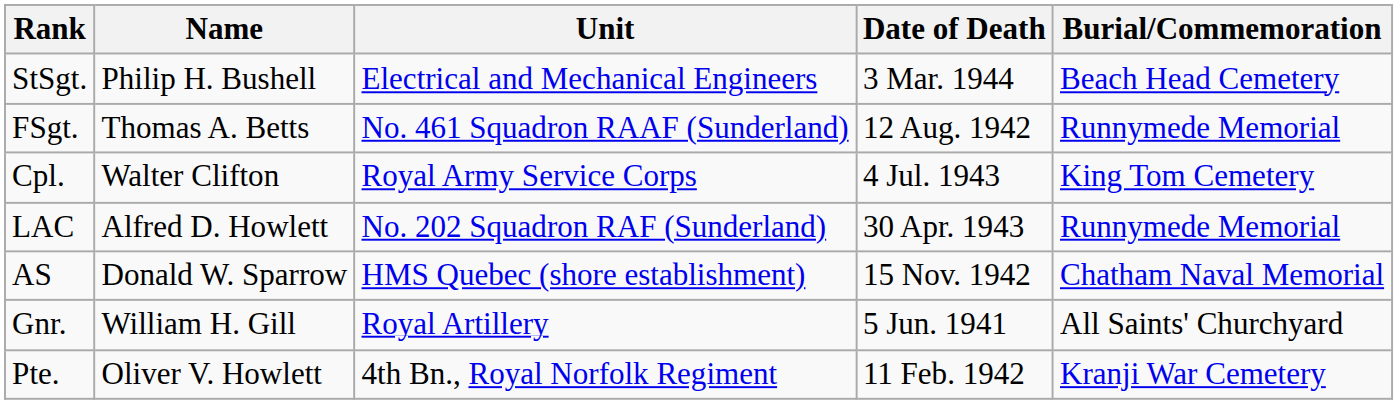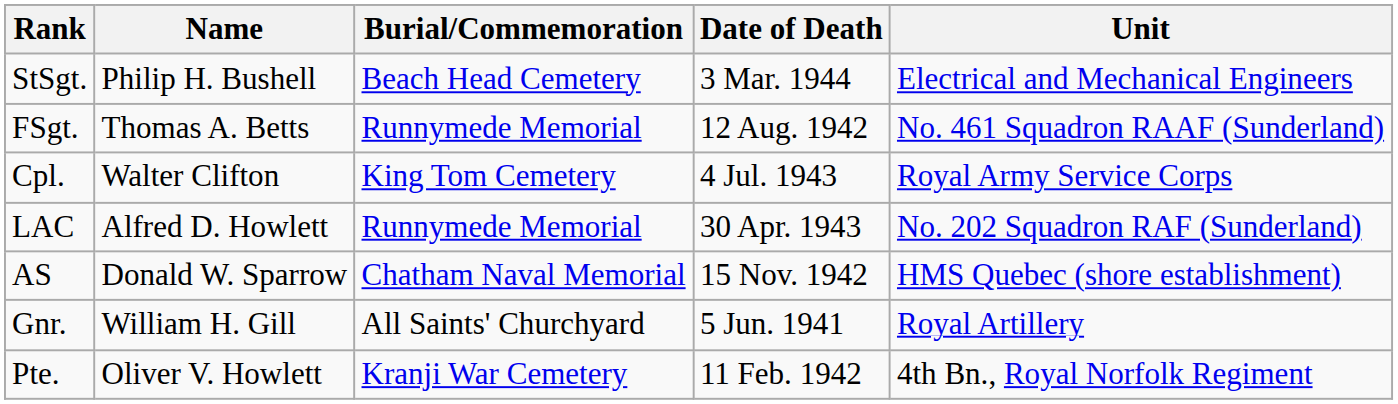columns swapped: (605, 29) <-> (1222, 29)
